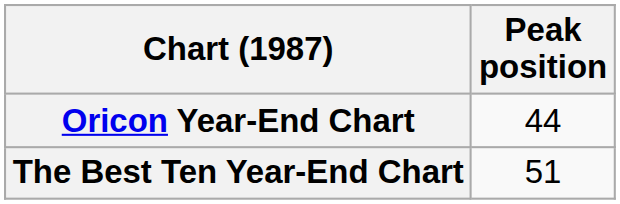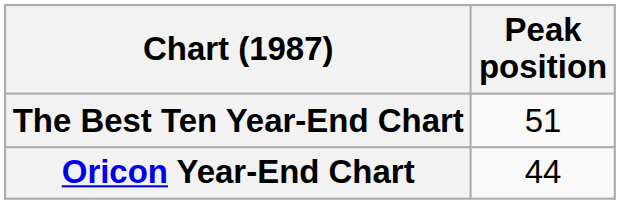rows swapped: (238, 119) <-> (238, 172)
